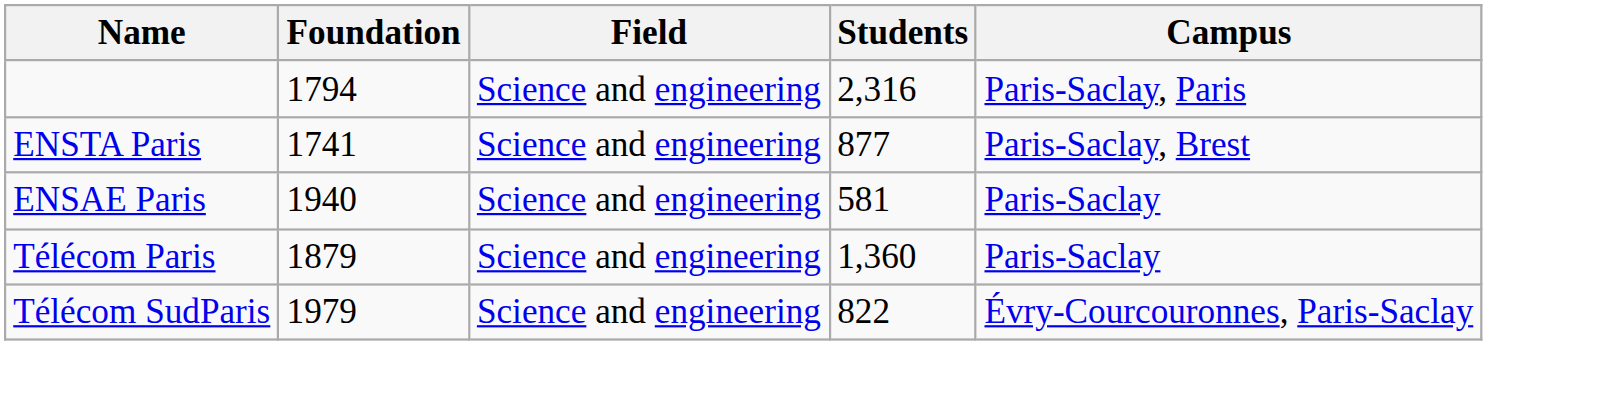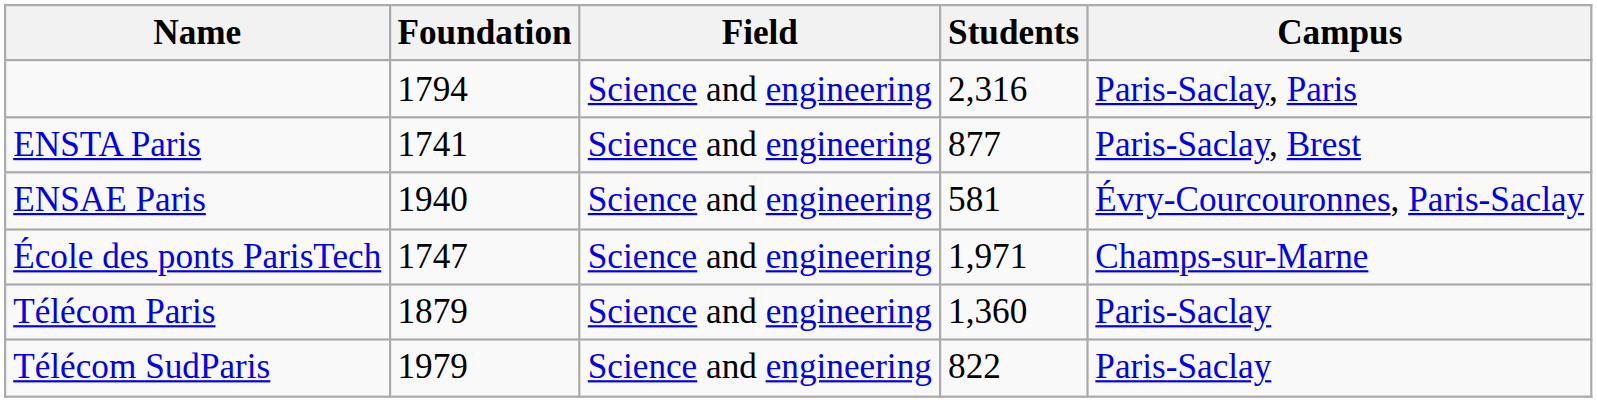(1072, 199) Paris-Saclay -> (1340, 199) Évry-Courcouronnes, Paris-Saclay
+ row: (197, 255)
(1229, 311) Évry-Courcouronnes, Paris-Saclay -> (1183, 367) Paris-Saclay
